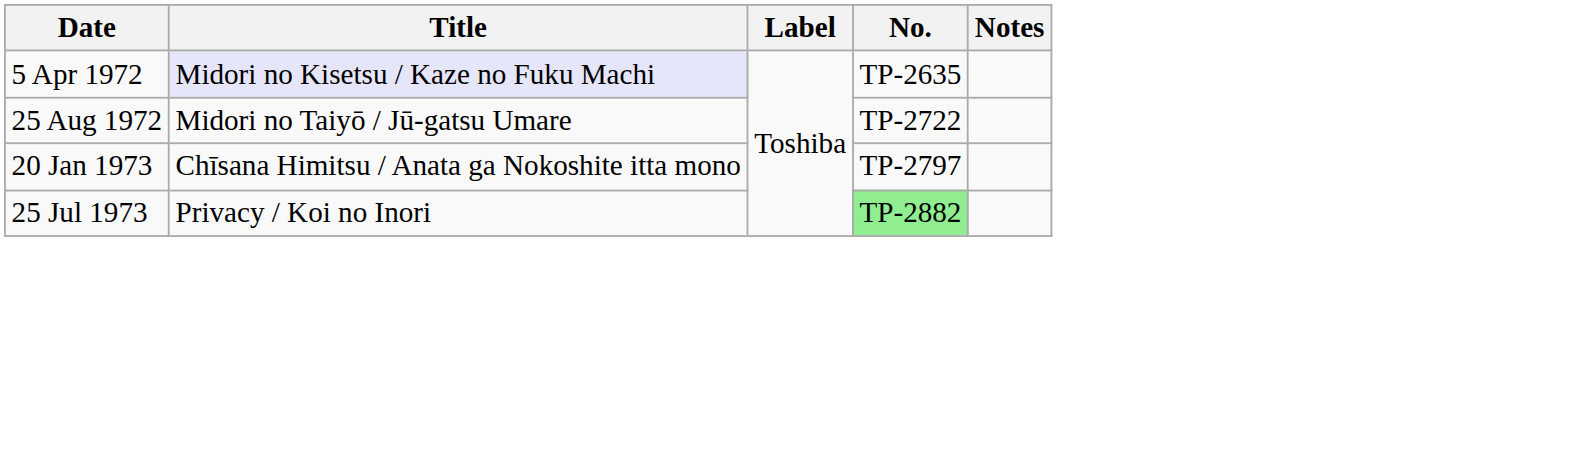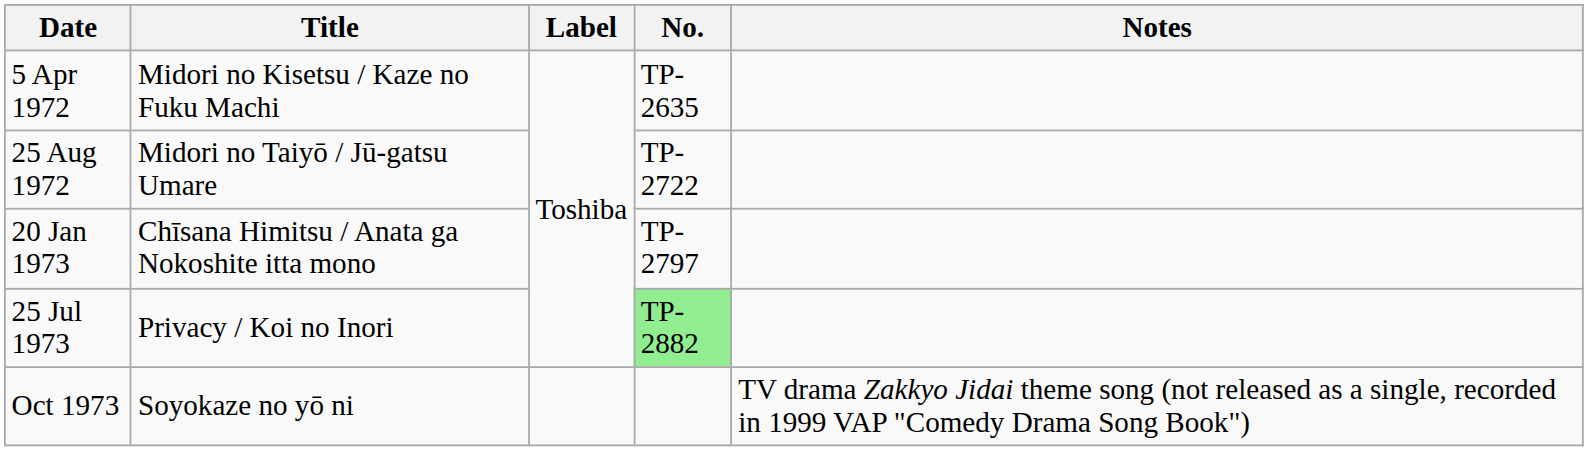(415, 73) lavender background -> (303, 90) no background
+ row: (65, 405)
